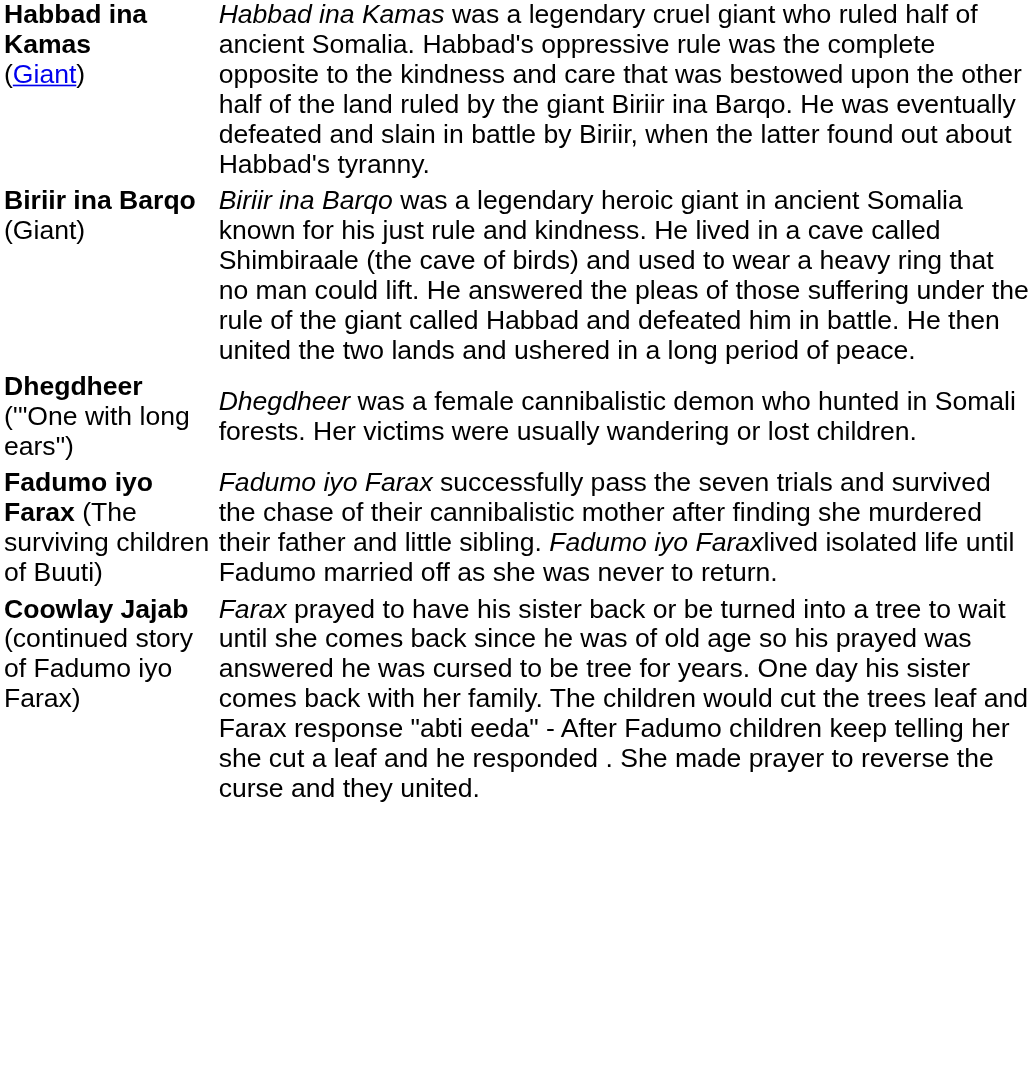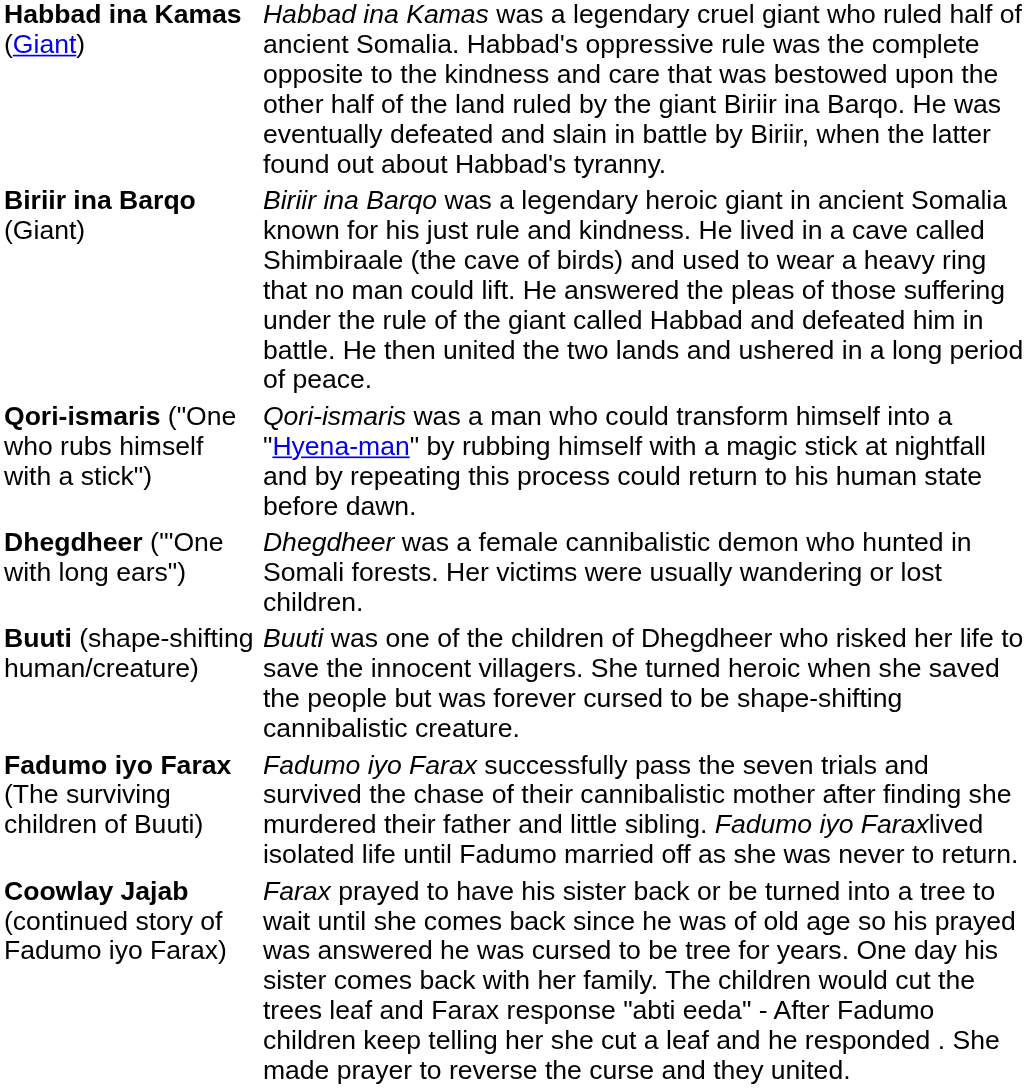+ row: (120, 446)
+ row: (129, 653)
